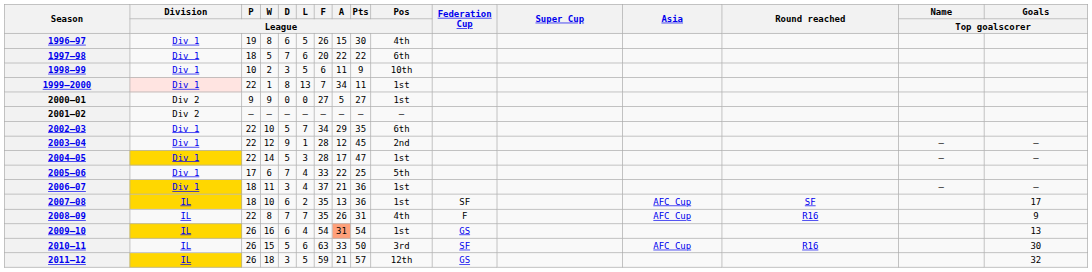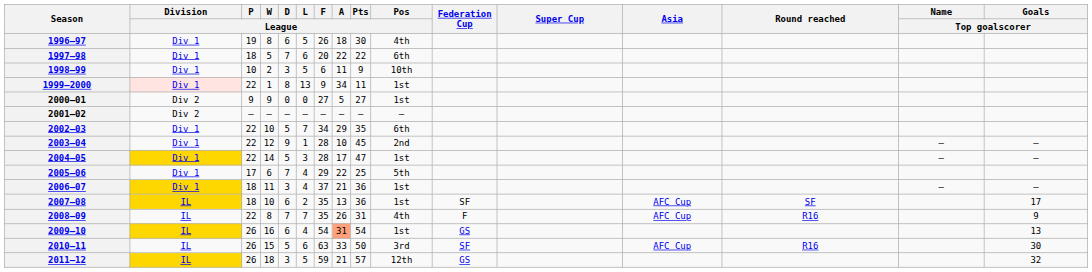(341, 41) 15 -> (341, 41) 18
(323, 85) 7 -> (323, 85) 9
(341, 143) 12 -> (341, 143) 10
(323, 172) 33 -> (323, 172) 29
